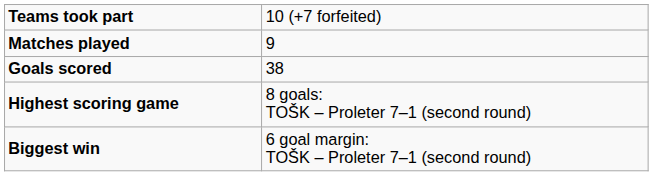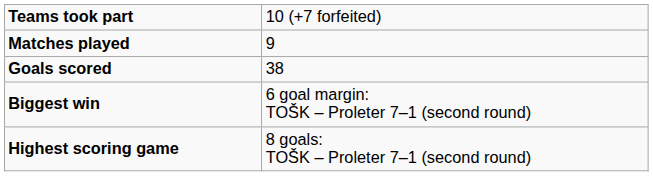rows swapped: (54, 148) <-> (94, 104)
